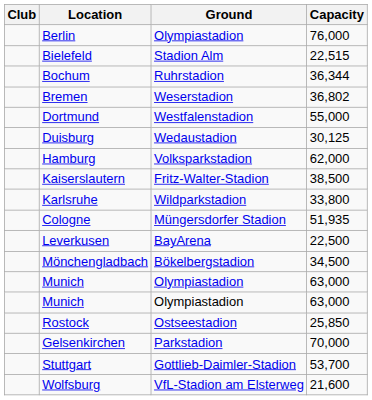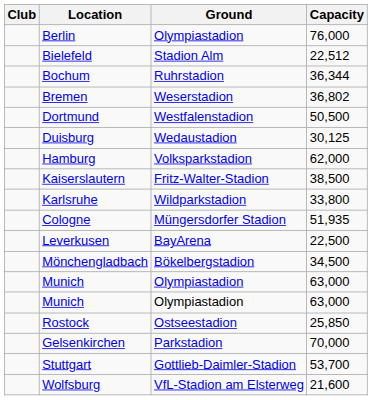(330, 55) 22,515 -> (330, 55) 22,512
(330, 117) 55,000 -> (330, 117) 50,500
